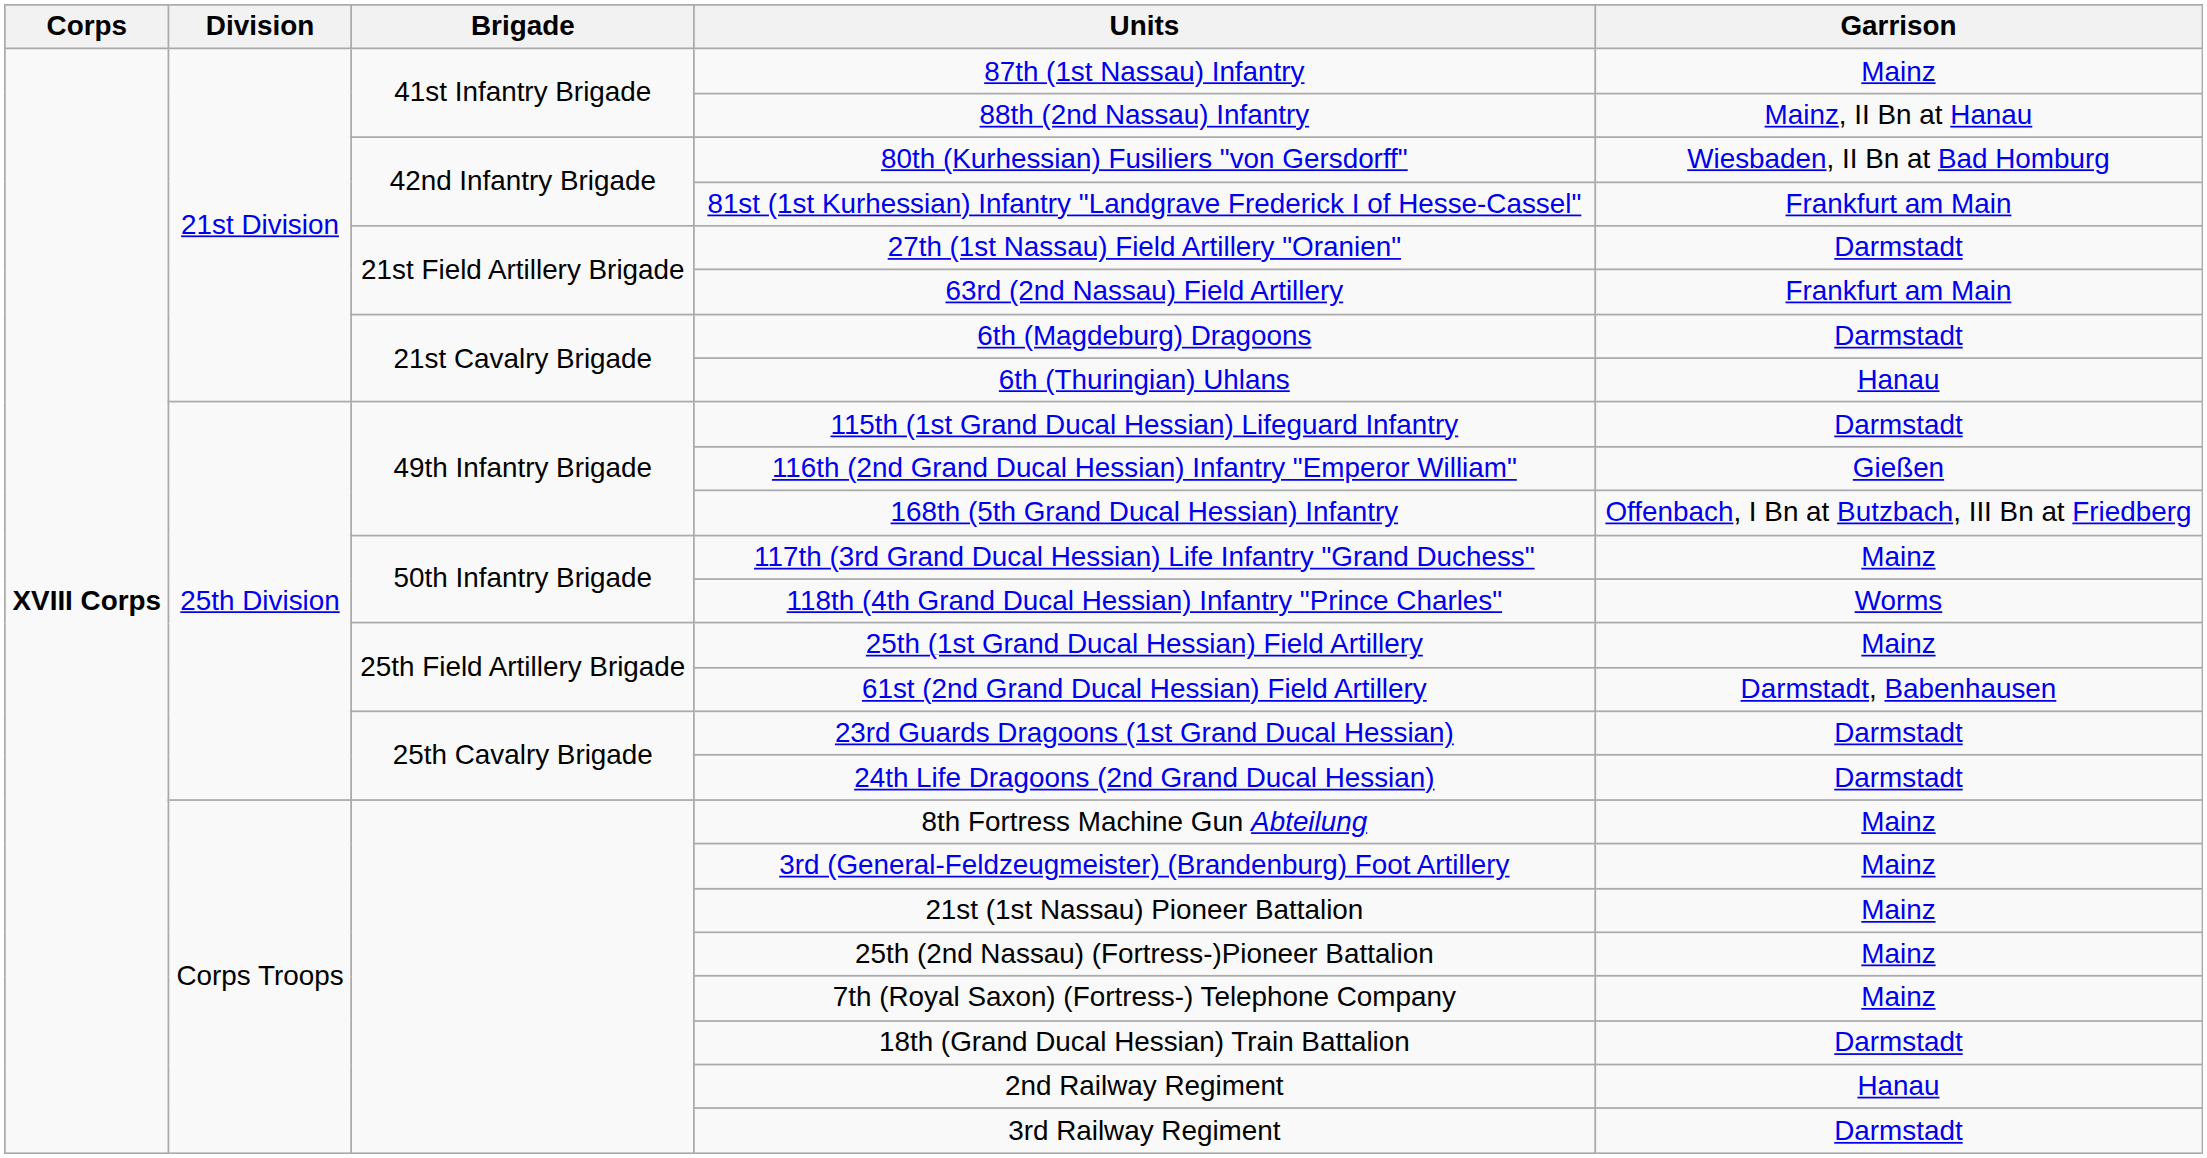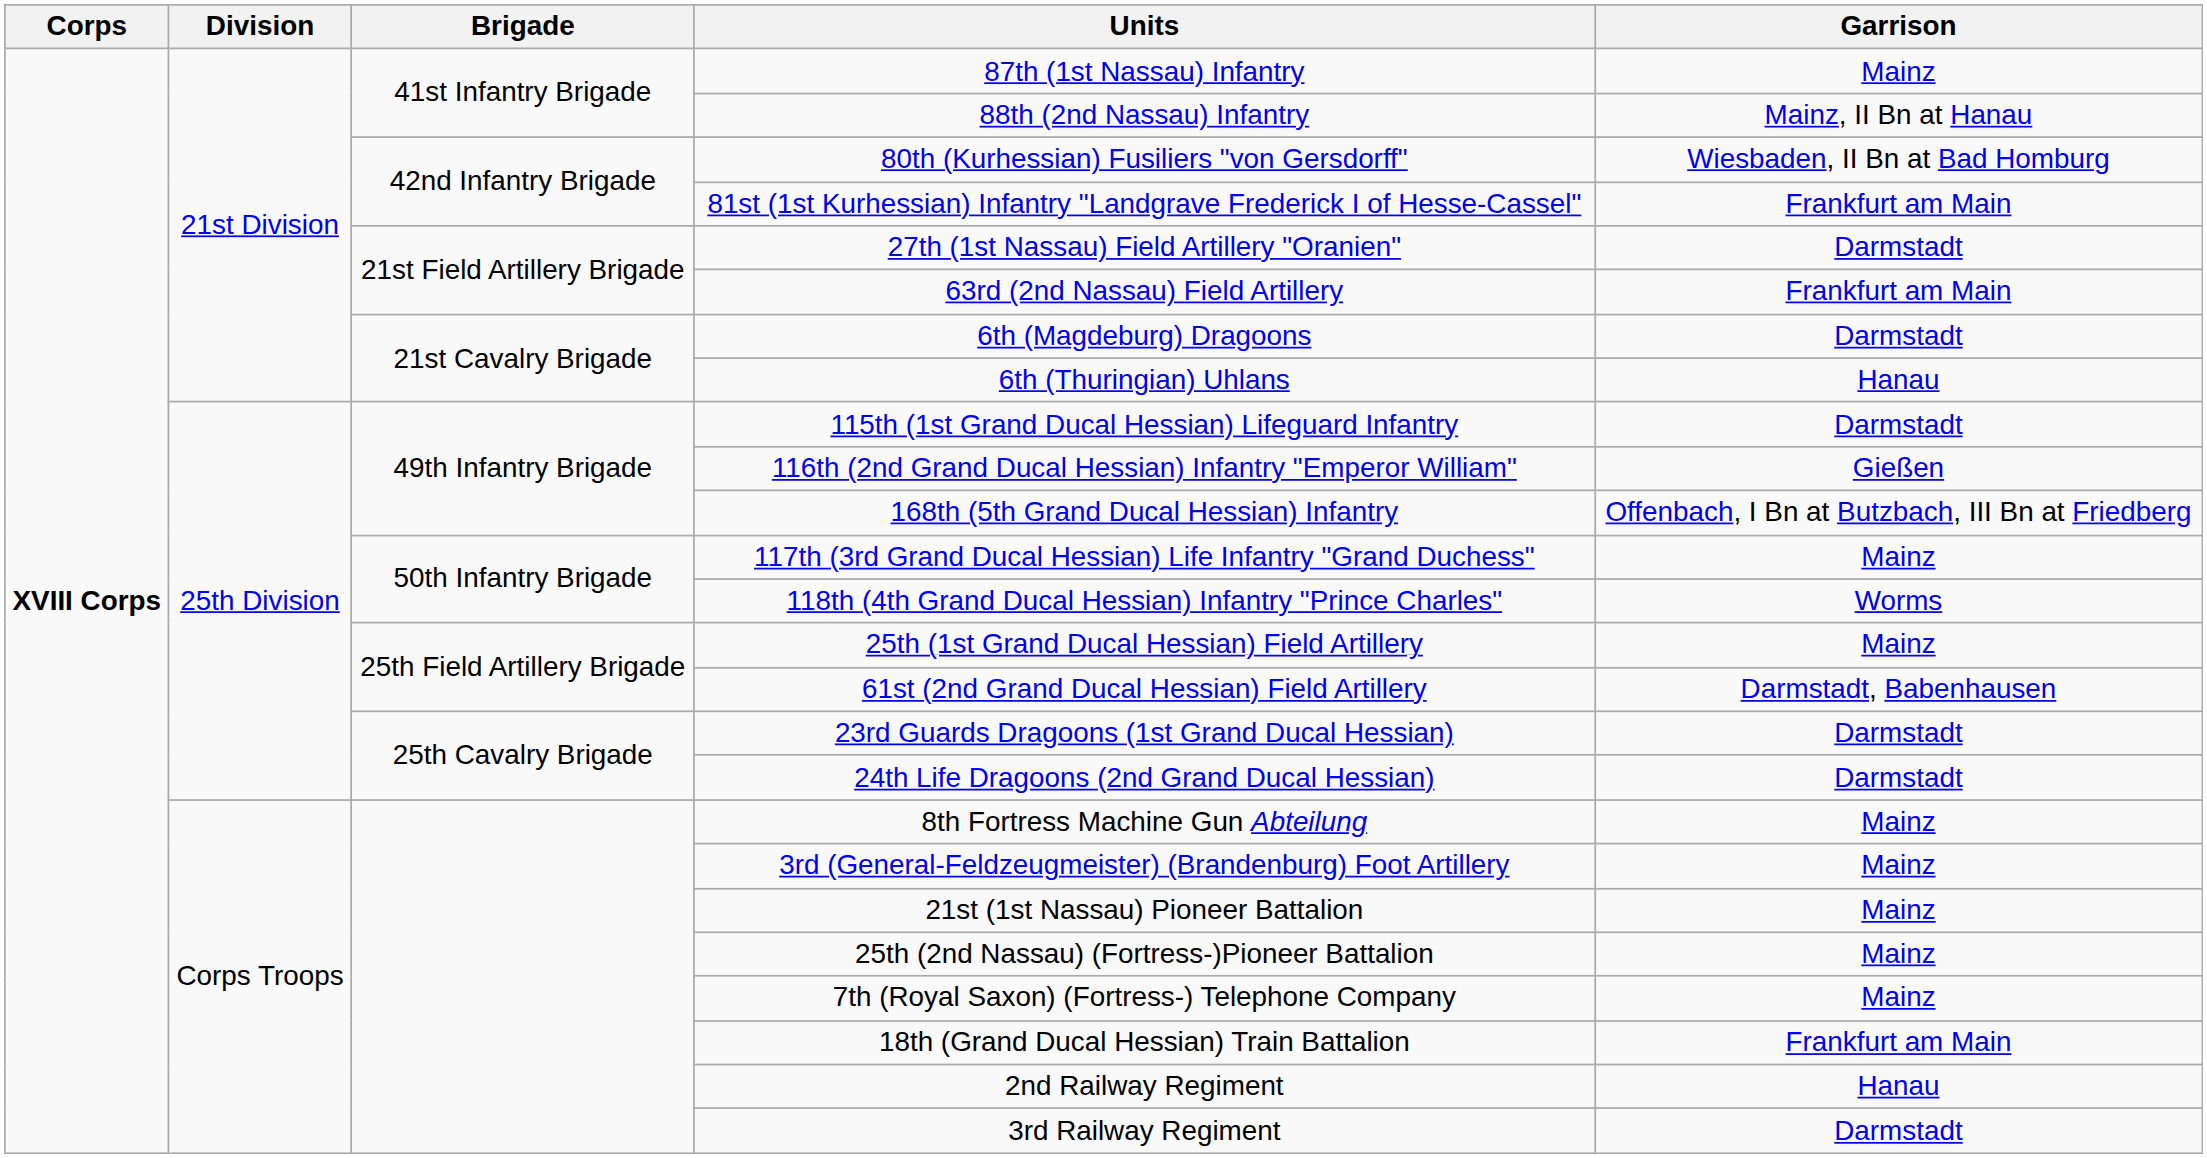(1898, 1042) Darmstadt -> (1898, 1042) Frankfurt am Main
